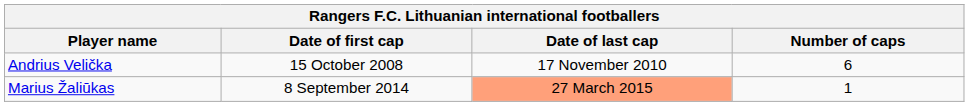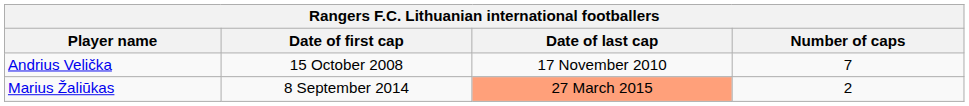(848, 64) 6 -> (848, 64) 7
(848, 88) 1 -> (848, 88) 2
